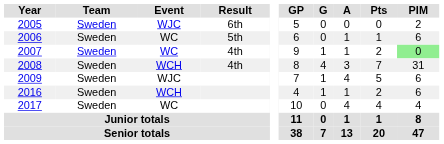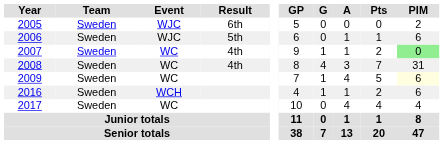(169, 38) WC -> (169, 38) WJC
(169, 65) WCH -> (169, 65) WC
(169, 78) WJC -> (169, 78) WC
(418, 78) no background -> (418, 78) lightyellow background
